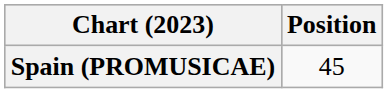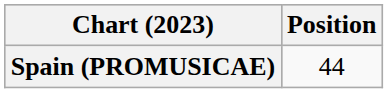(332, 66) 45 -> (332, 66) 44
